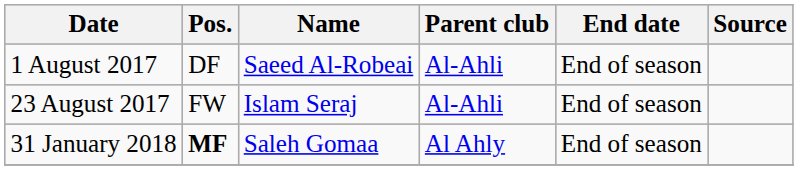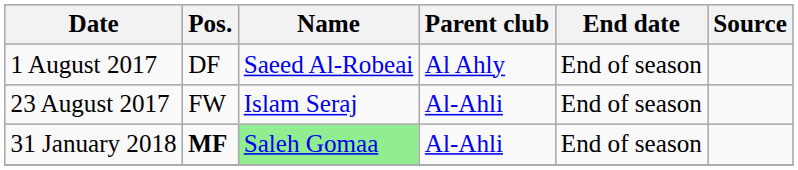(464, 64) Al-Ahli -> (465, 64) Al Ahly
(311, 143) no background -> (311, 143) lightgreen background
(465, 143) Al Ahly -> (464, 143) Al-Ahli
